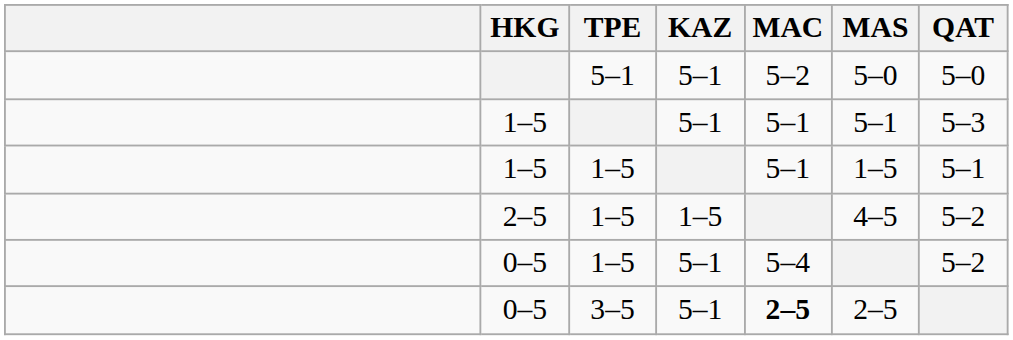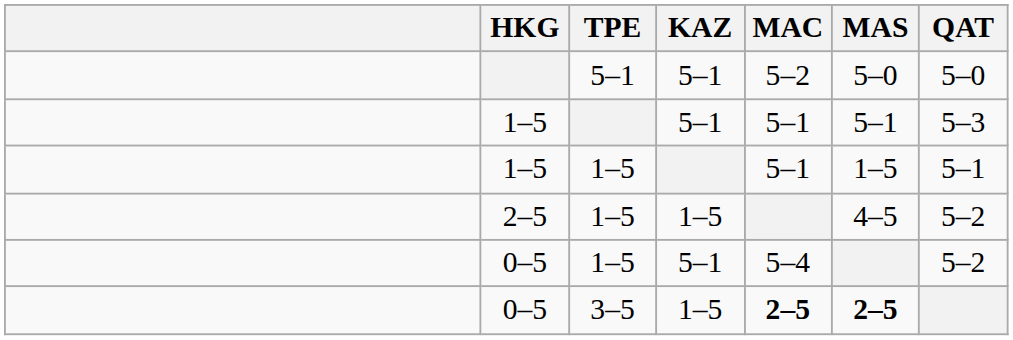(700, 309) 5–1 -> (700, 309) 1–5
(875, 309) normal -> (875, 309) bold
